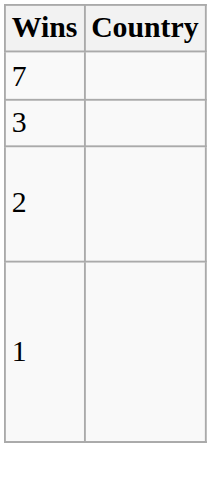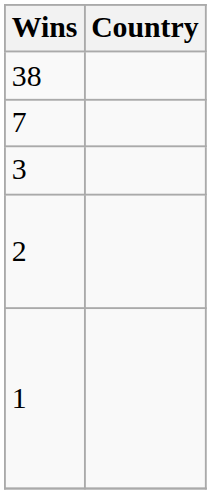+ row: (27, 75)
